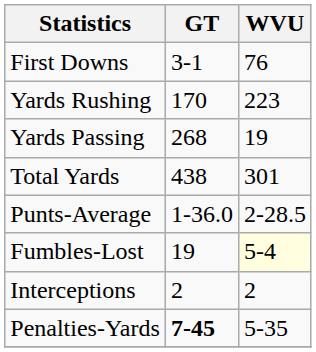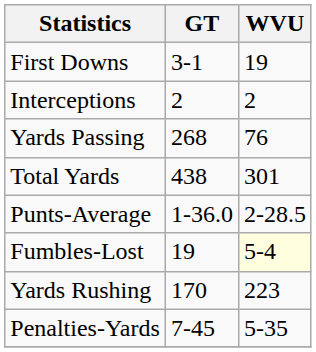(256, 61) 76 -> (256, 61) 19
rows swapped: (81, 99) <-> (73, 289)
(256, 137) 19 -> (256, 137) 76
(193, 328) bold -> (193, 328) normal
